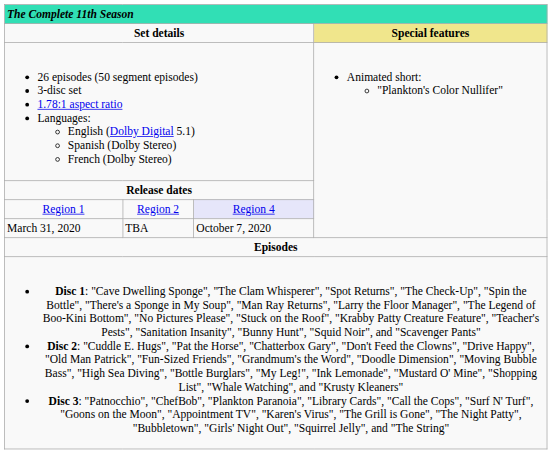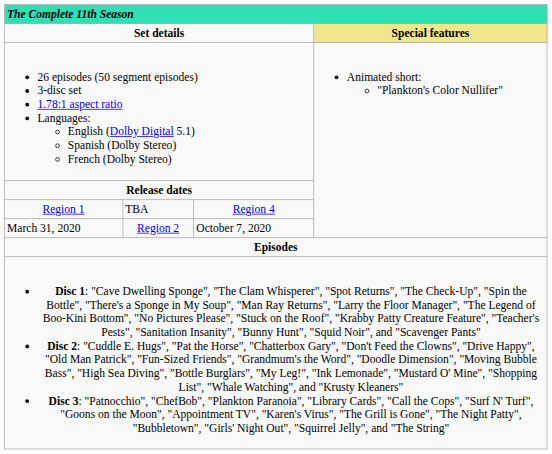(158, 209) Region 2 -> (137, 209) TBA
(254, 209) lavender background -> (254, 209) no background
(137, 228) TBA -> (158, 228) Region 2
